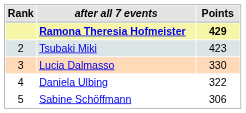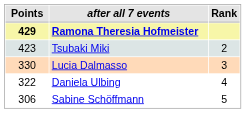columns swapped: (21, 14) <-> (218, 14)
